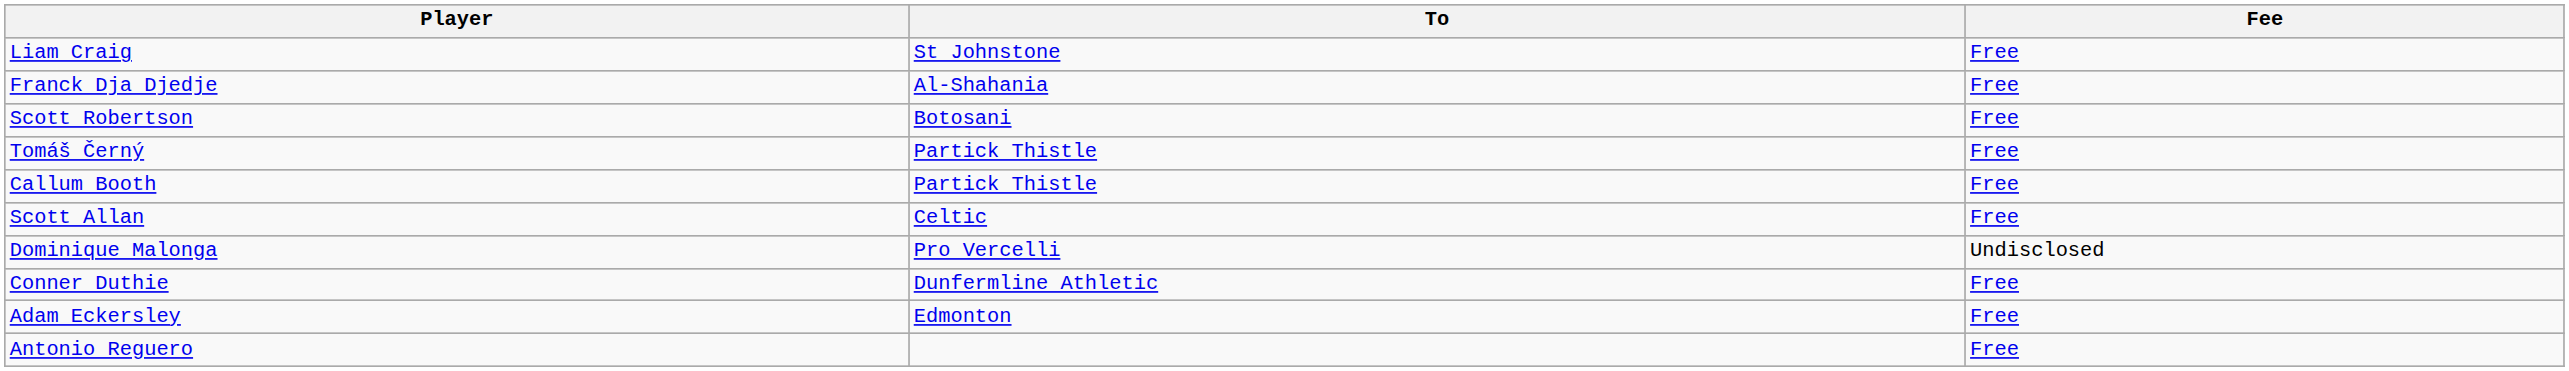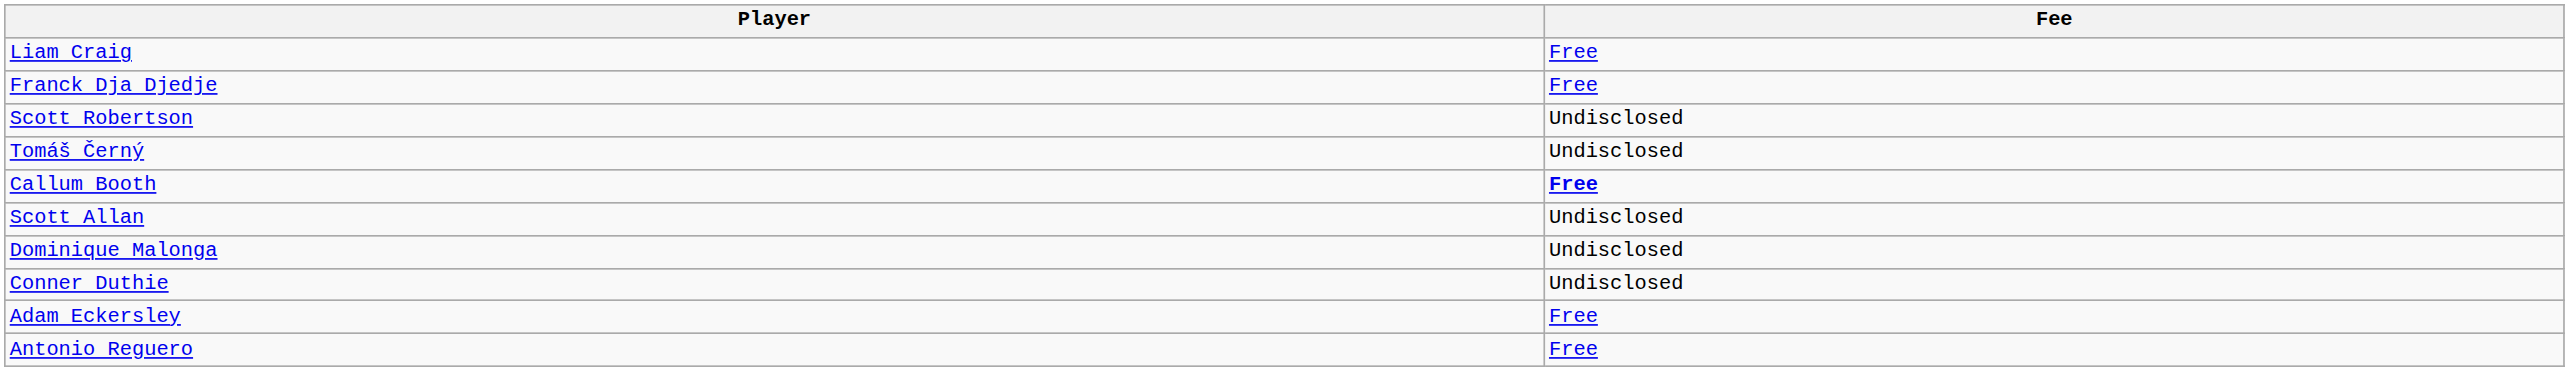- column: (1437, 22)
(1995, 120) Free -> (1616, 120) Undisclosed
(1995, 153) Free -> (1616, 153) Undisclosed
(1995, 186) normal -> (1573, 186) bold
(1995, 219) Free -> (1616, 219) Undisclosed
(1995, 285) Free -> (1616, 285) Undisclosed
